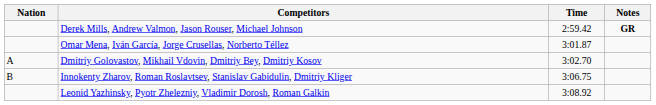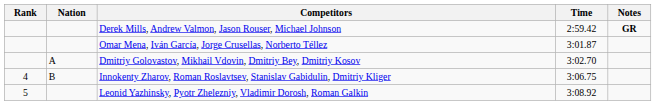+ column: (25, 12)
